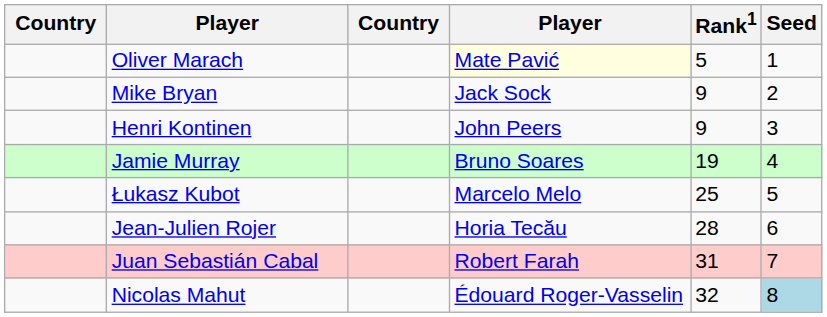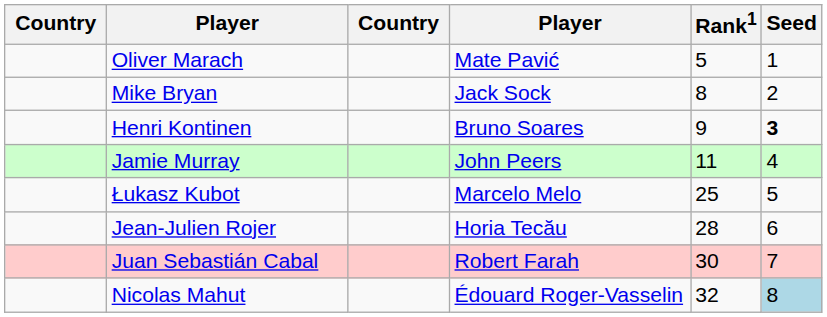(507, 60) lightyellow background -> (507, 60) no background
(701, 93) 9 -> (701, 93) 8
(508, 127) John Peers -> (519, 127) Bruno Soares
(772, 127) normal -> (772, 127) bold
(519, 160) Bruno Soares -> (508, 160) John Peers
(707, 160) 19 -> (706, 160) 11
(707, 261) 31 -> (707, 261) 30
